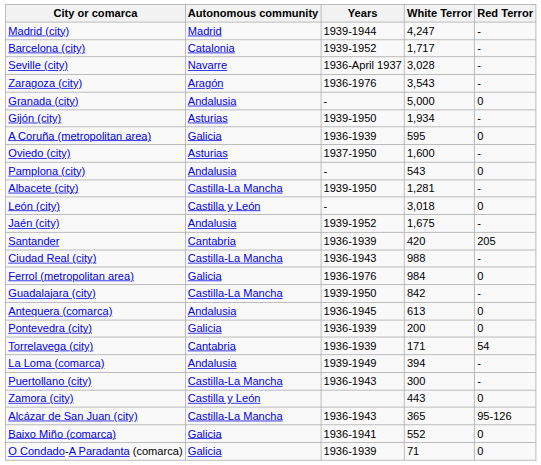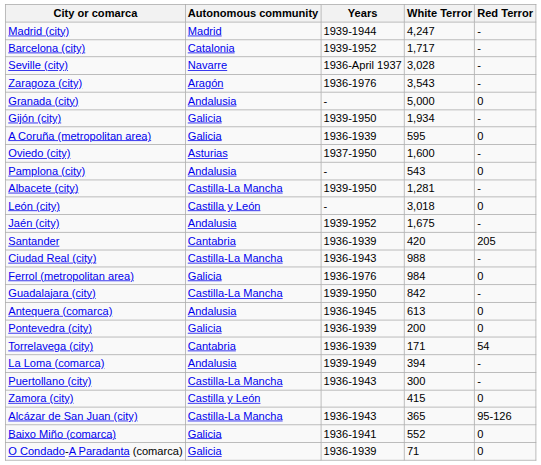(208, 118) Asturias -> (205, 118) Galicia
(416, 399) 443 -> (416, 399) 415
